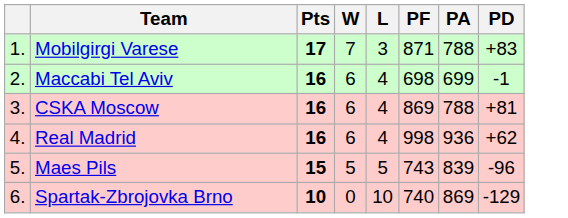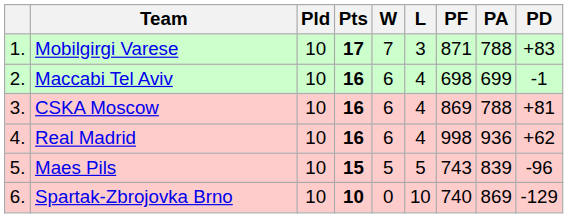+ column: (316, 19)
